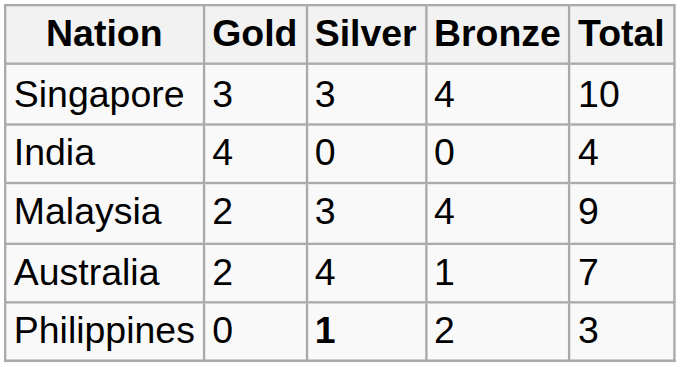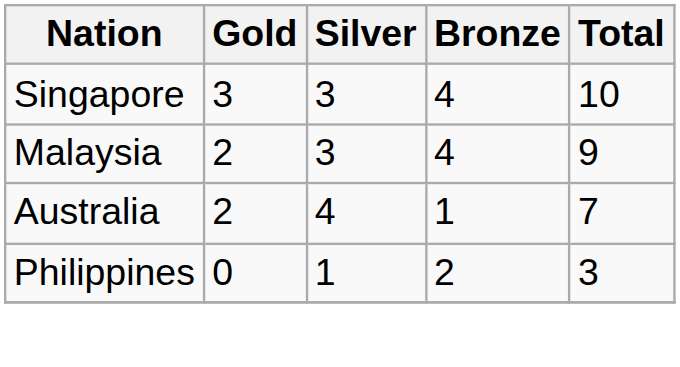- row: (54, 152)
(325, 331) bold -> (325, 271) normal
